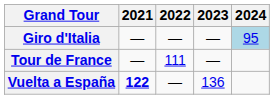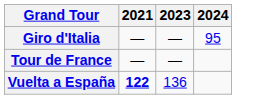- column: (175, 15)
(251, 37) lightblue background -> (213, 37) no background
